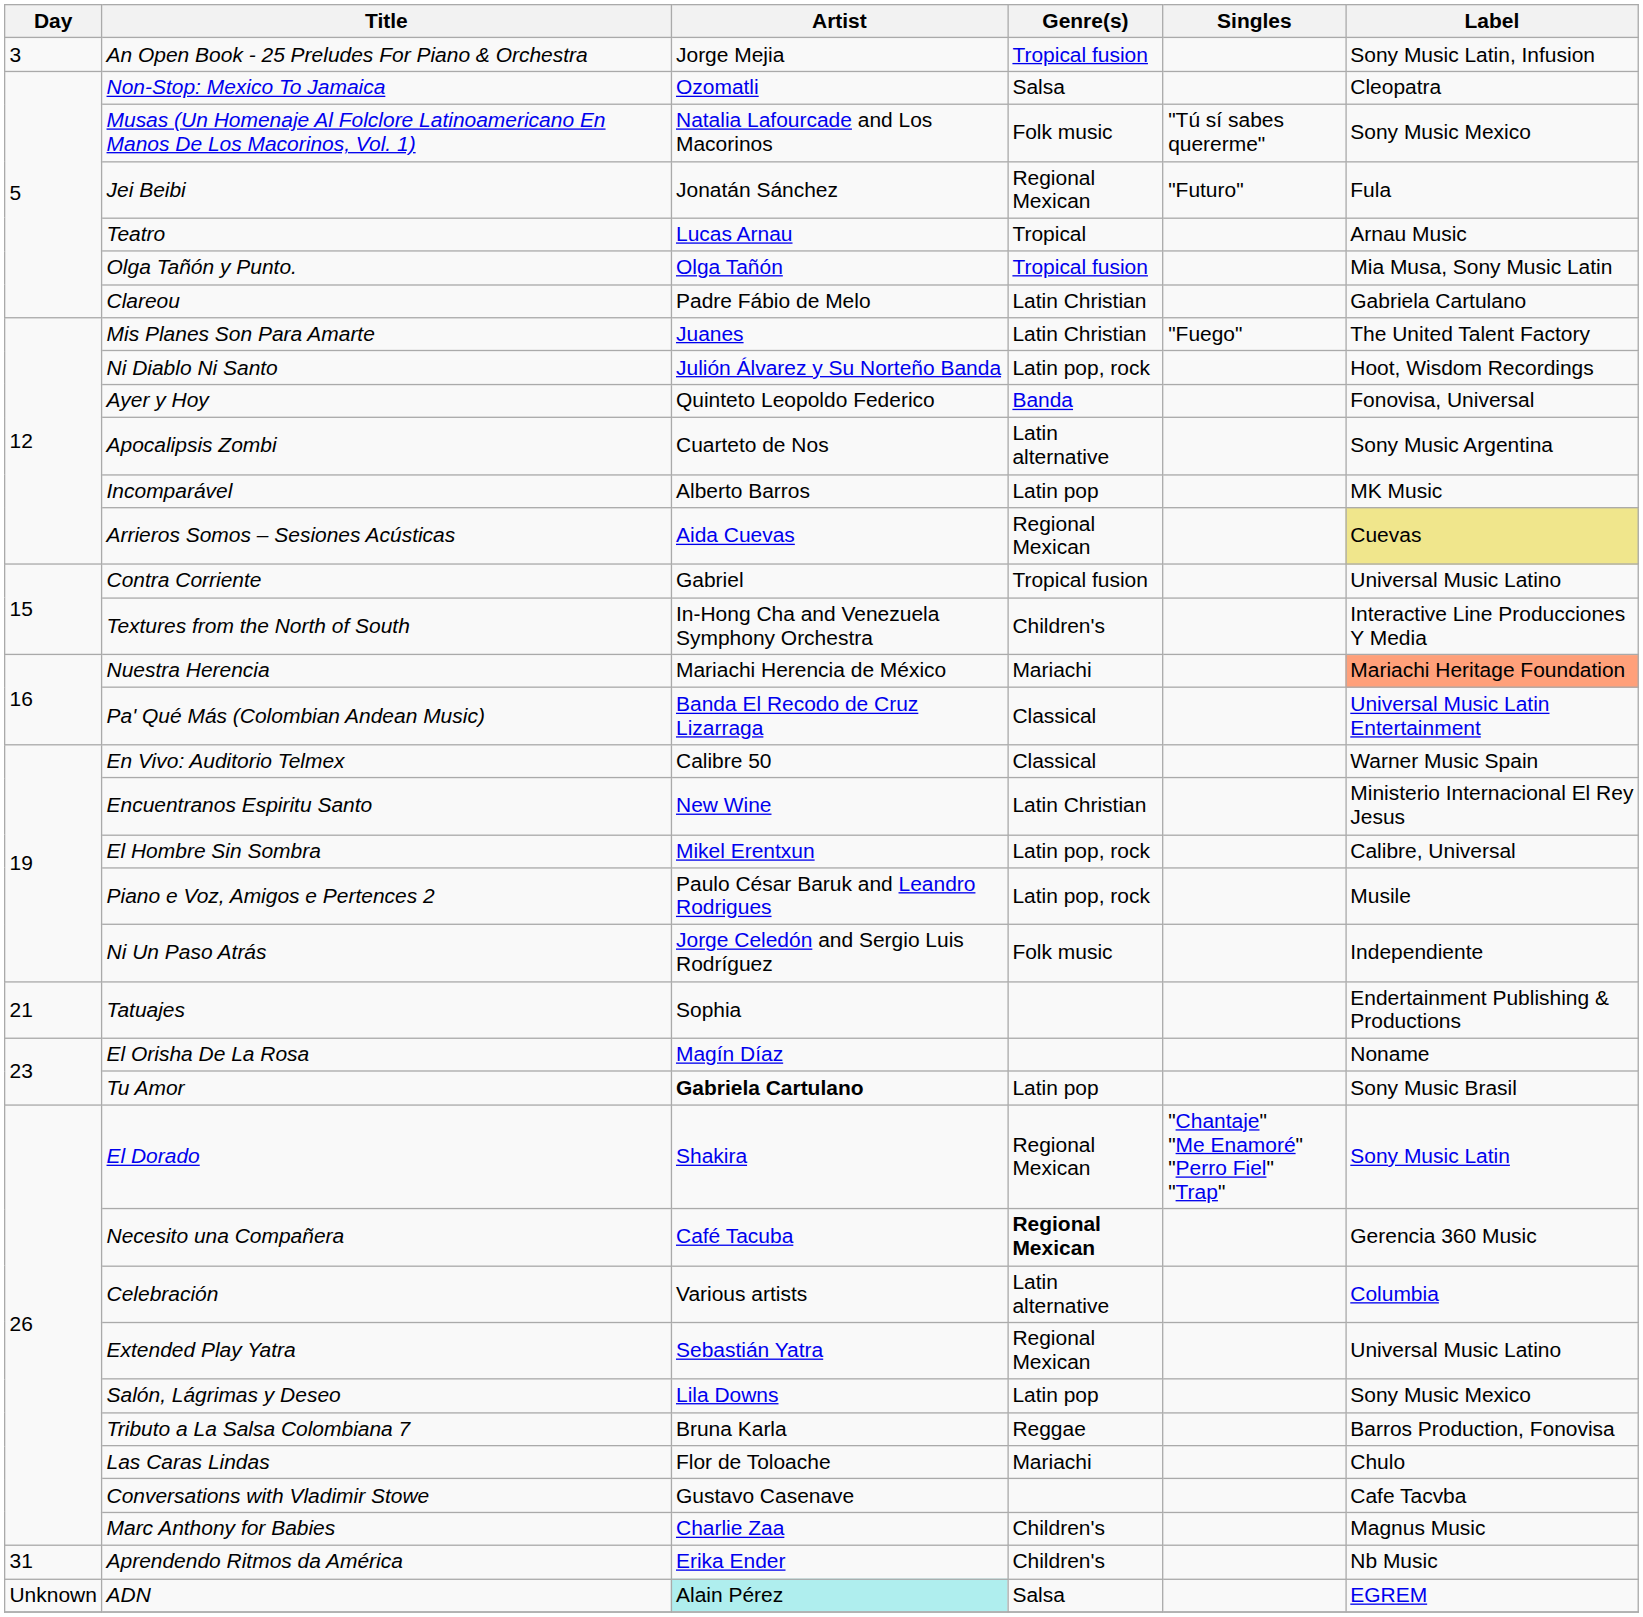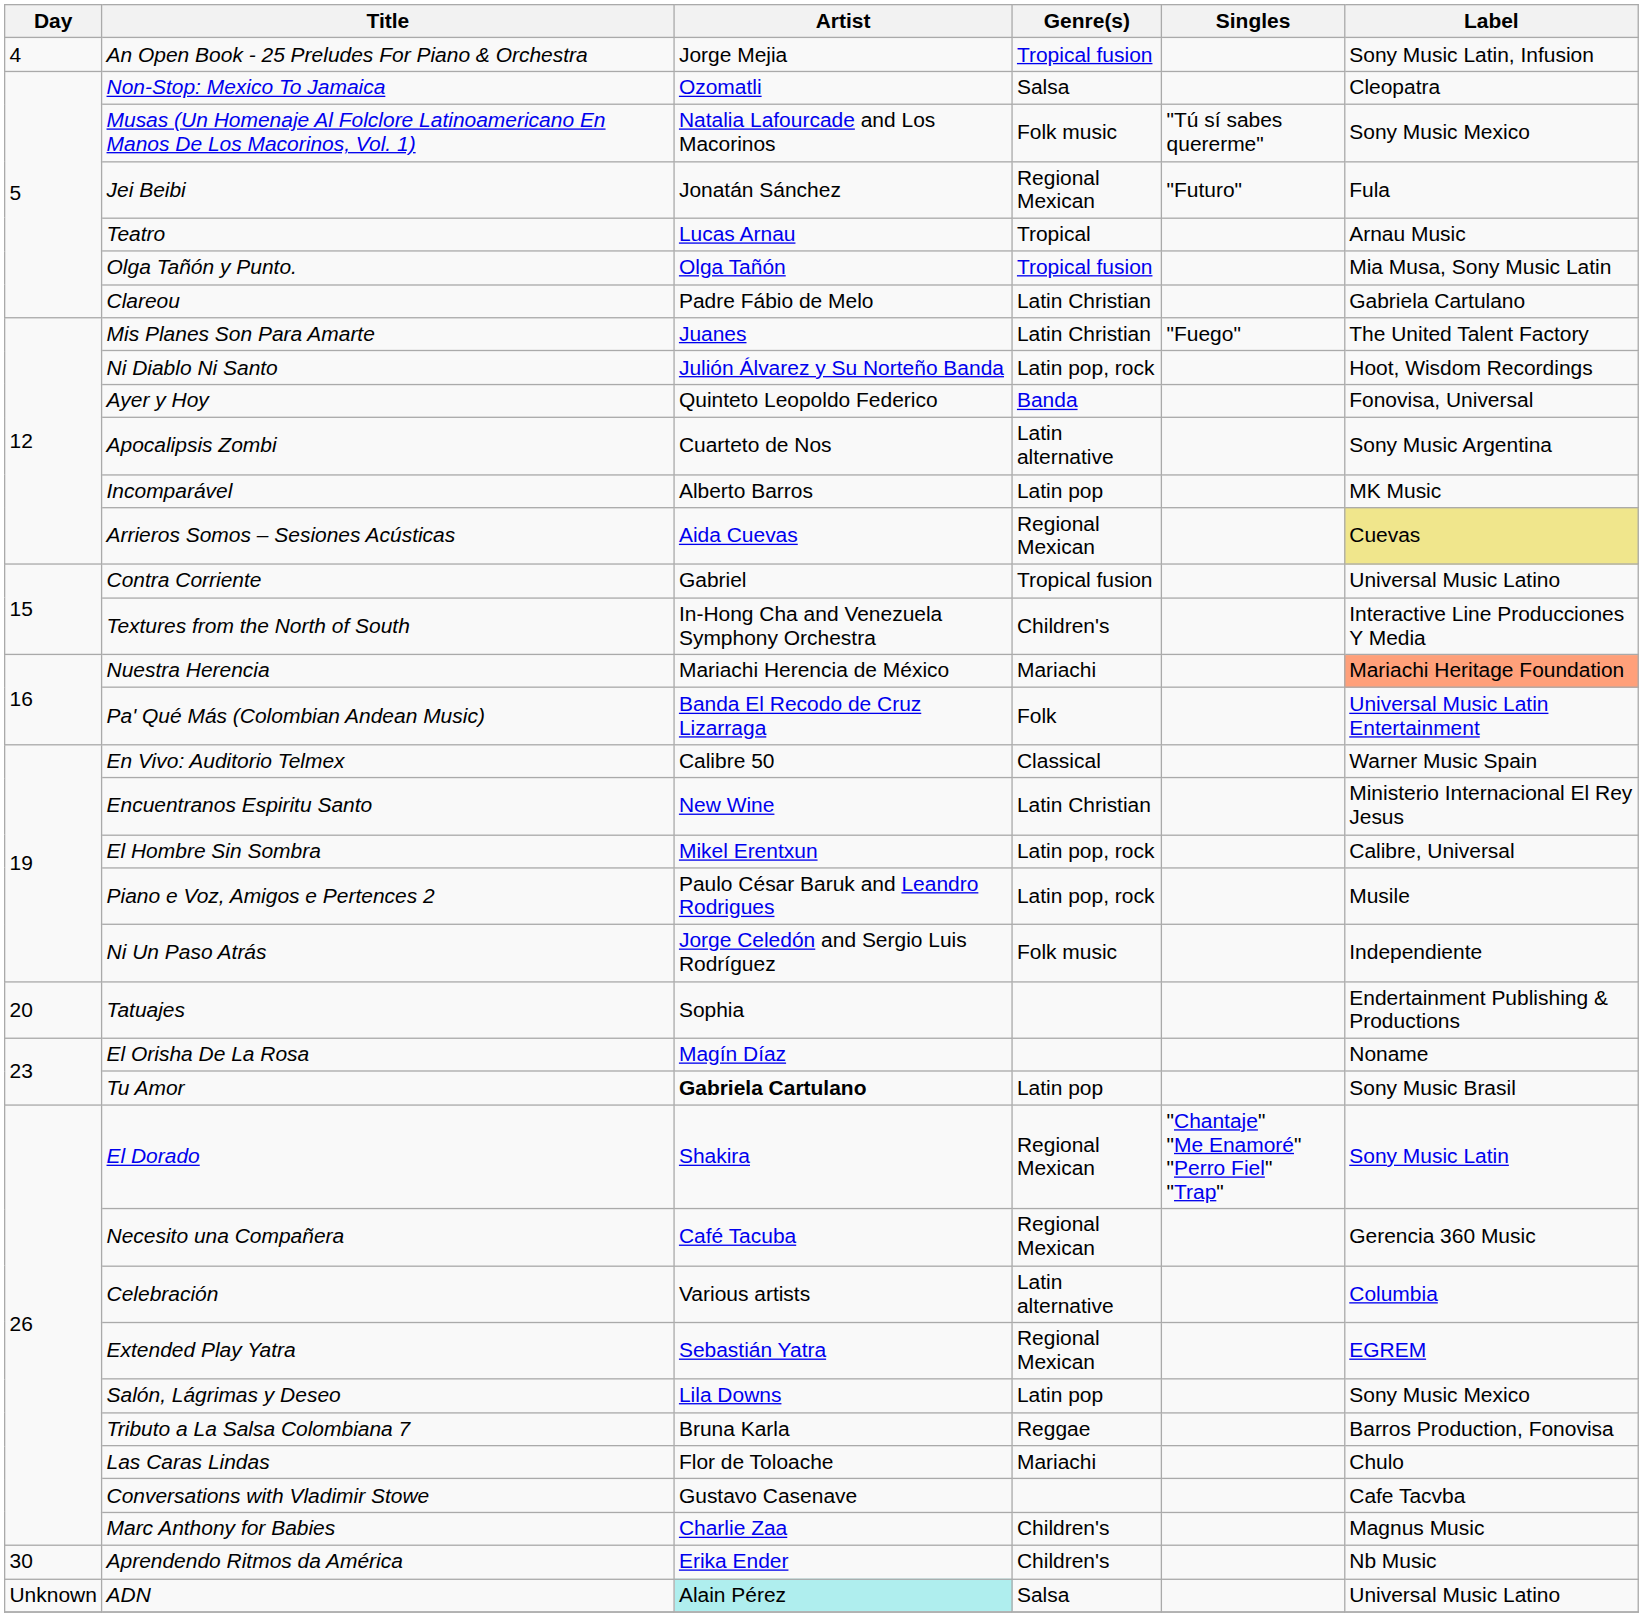(15, 54) 3 -> (15, 54) 4
(1054, 715) Classical -> (1037, 715) Folk
(21, 1009) 21 -> (21, 1009) 20
(1057, 1236) bold -> (1058, 1236) normal
(1456, 1350) Universal Music Latino -> (1388, 1350) EGREM
(21, 1561) 31 -> (21, 1561) 30
(1389, 1595) EGREM -> (1455, 1595) Universal Music Latino
